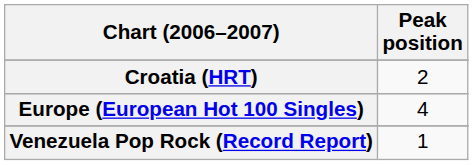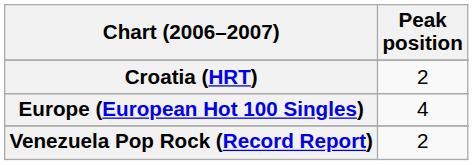(423, 142) 1 -> (423, 142) 2
